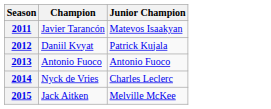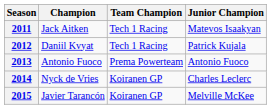+ column: (146, 12)
(73, 28) Javier Tarancón -> (65, 28) Jack Aitken
(65, 95) Jack Aitken -> (73, 95) Javier Tarancón
